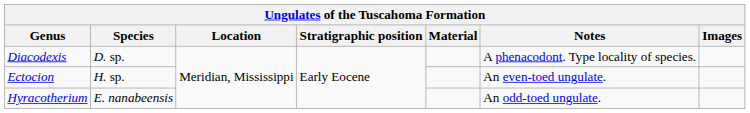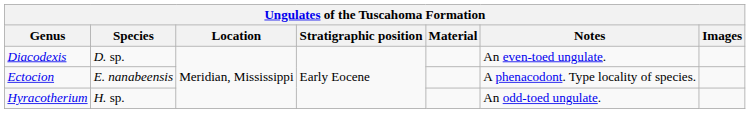(590, 56) A phenacodont. Type locality of species. -> (545, 56) An even-toed ungulate.
(109, 77) H. sp. -> (133, 77) E. nanabeensis
(545, 77) An even-toed ungulate. -> (590, 77) A phenacodont. Type locality of species.
(133, 98) E. nanabeensis -> (109, 98) H. sp.
